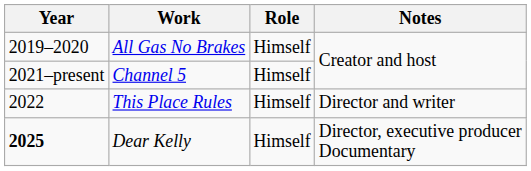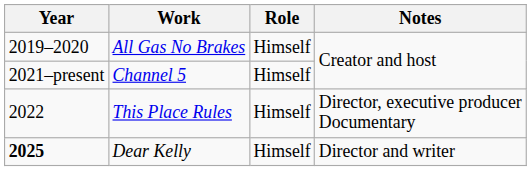(387, 103) Director and writer -> (420, 113) Director, executive producer Documentary
(420, 141) Director, executive producer Documentary -> (387, 151) Director and writer
